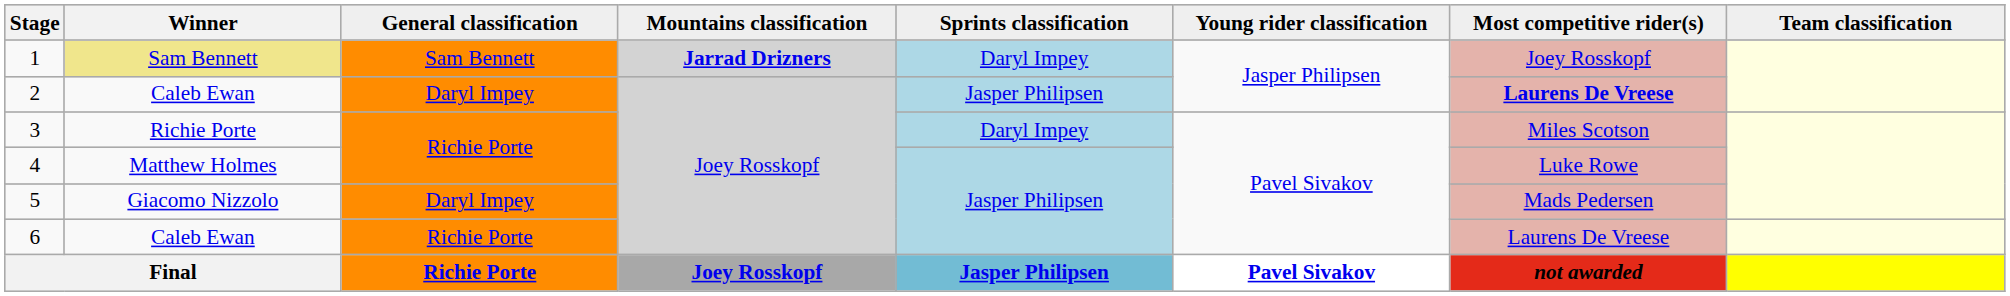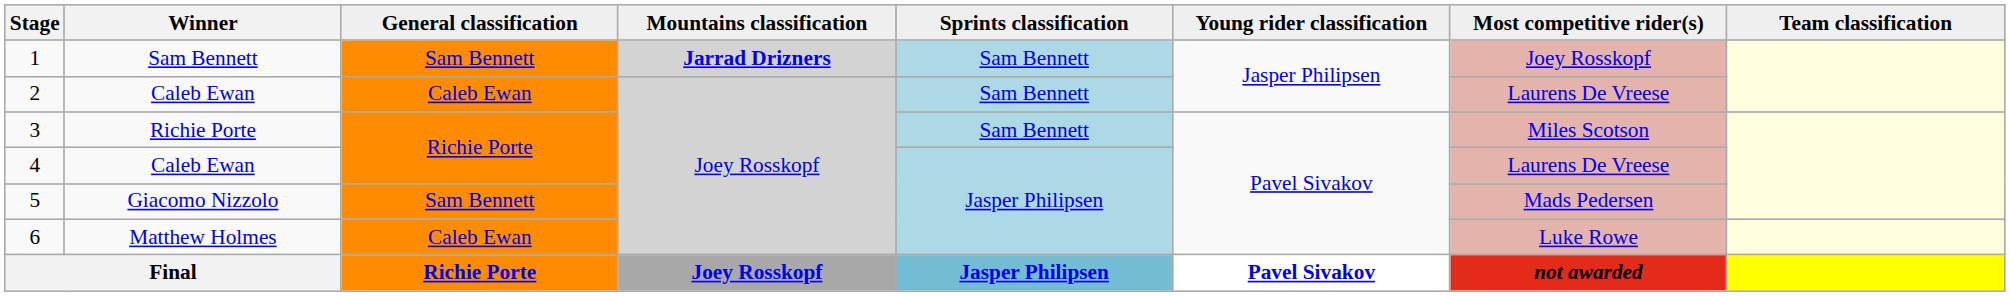(203, 58) khaki background -> (203, 58) no background
(1034, 58) Daryl Impey -> (1034, 58) Sam Bennett
(480, 94) Daryl Impey -> (480, 94) Caleb Ewan
(1034, 94) Jasper Philipsen -> (1034, 94) Sam Bennett
(1588, 94) bold -> (1588, 94) normal
(1034, 129) Daryl Impey -> (1034, 129) Sam Bennett
(203, 165) Matthew Holmes -> (203, 165) Caleb Ewan
(1588, 165) Luke Rowe -> (1588, 165) Laurens De Vreese
(480, 201) Daryl Impey -> (480, 201) Sam Bennett
(203, 236) Caleb Ewan -> (203, 236) Matthew Holmes
(480, 236) Richie Porte -> (480, 236) Caleb Ewan
(1588, 236) Laurens De Vreese -> (1588, 236) Luke Rowe
